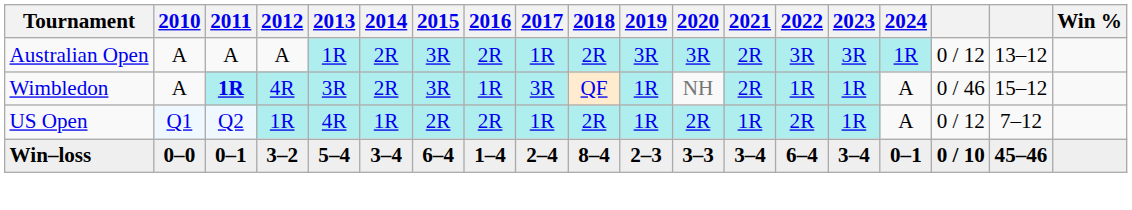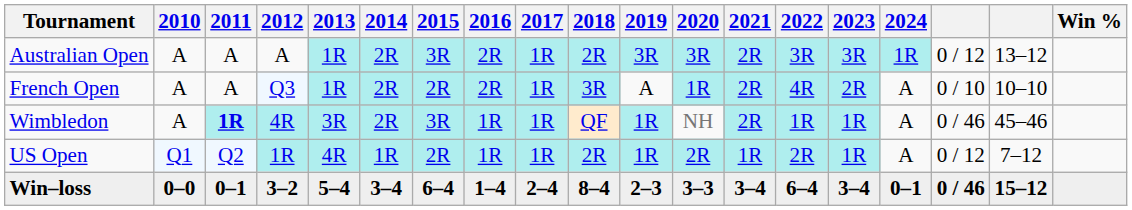+ row: (64, 88)
(542, 88) 3R -> (542, 121) 1R
(1021, 88) 15–12 -> (1021, 121) 45–46
(490, 121) 2R -> (490, 155) 1R
(961, 155) 0 / 10 -> (961, 188) 0 / 46
(1021, 155) 45–46 -> (1021, 188) 15–12
